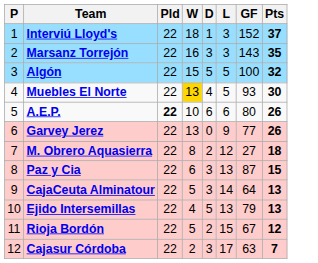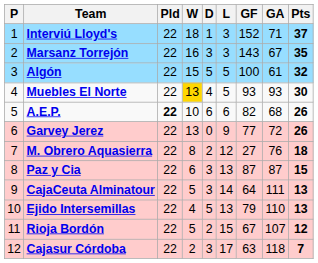+ column: (275, 14)
(249, 111) 80 -> (249, 111) 82
